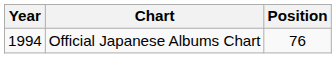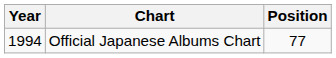(298, 40) 76 -> (298, 40) 77
